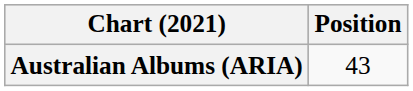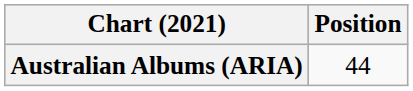(358, 64) 43 -> (358, 64) 44
